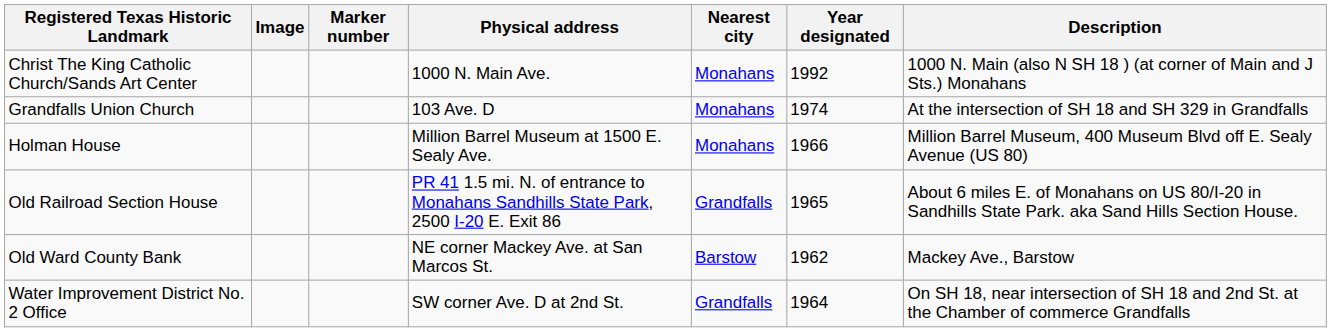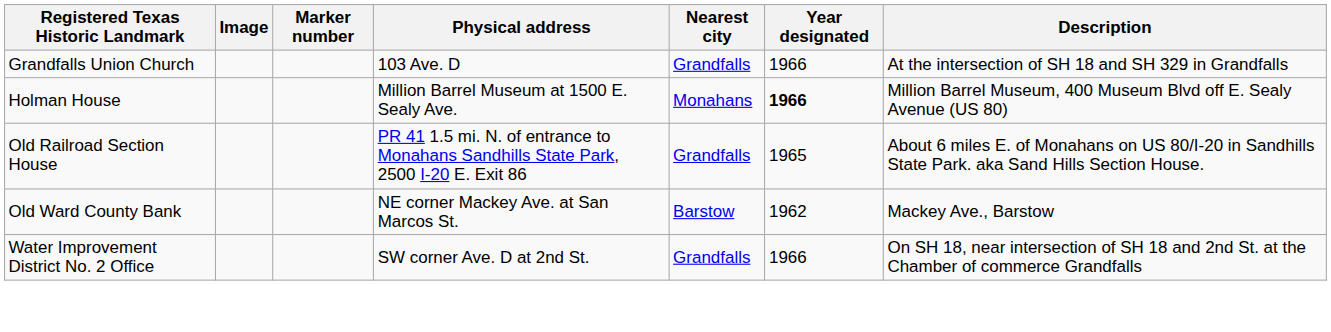- row: (103, 73)
(735, 109) Monahans -> (712, 63) Grandfalls
(809, 109) 1974 -> (788, 63) 1966
(809, 146) normal -> (788, 100) bold
(809, 303) 1964 -> (788, 257) 1966
